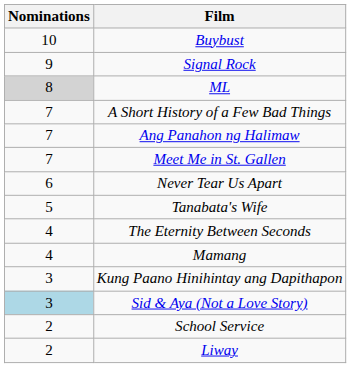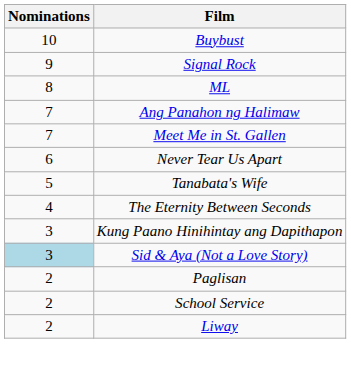(49, 87) lightgrey background -> (49, 87) no background
- row: (220, 111)
- row: (220, 254)
+ row: (220, 278)
